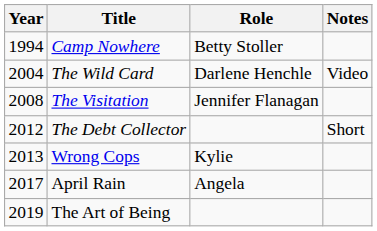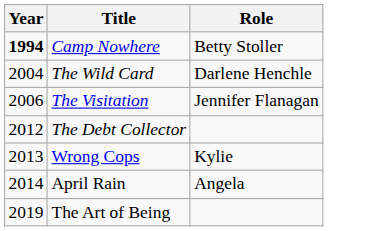- column: (348, 18)
(26, 45) normal -> (26, 45) bold
(26, 101) 2008 -> (26, 101) 2006
(26, 184) 2017 -> (26, 184) 2014
